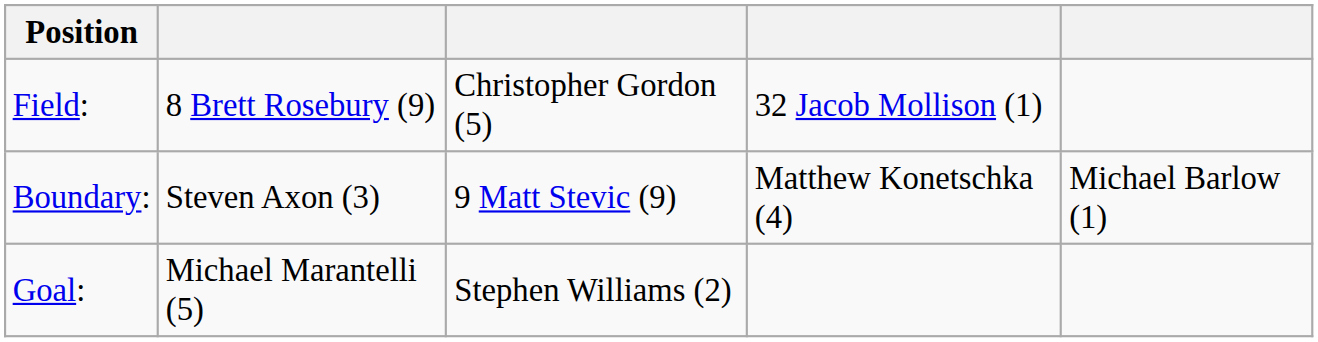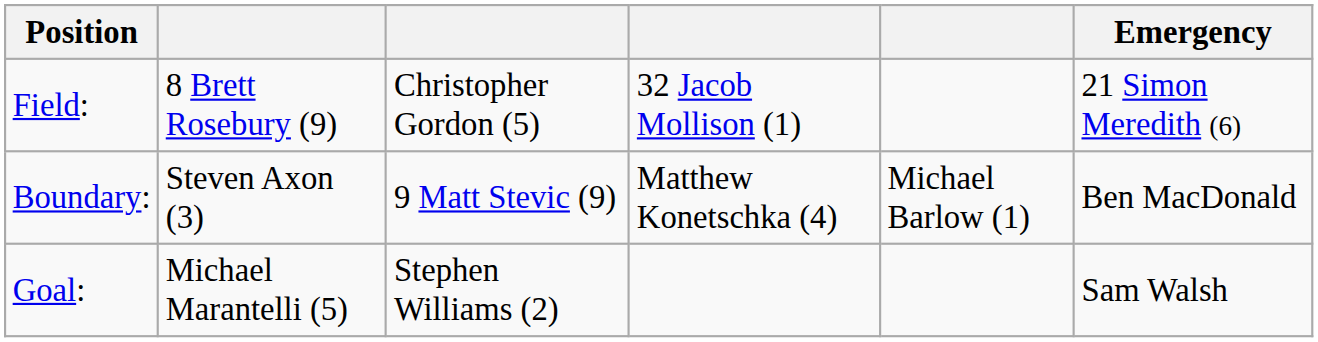+ column: (1193, 31)
